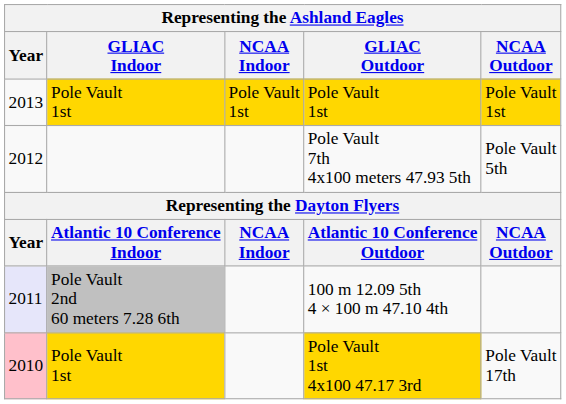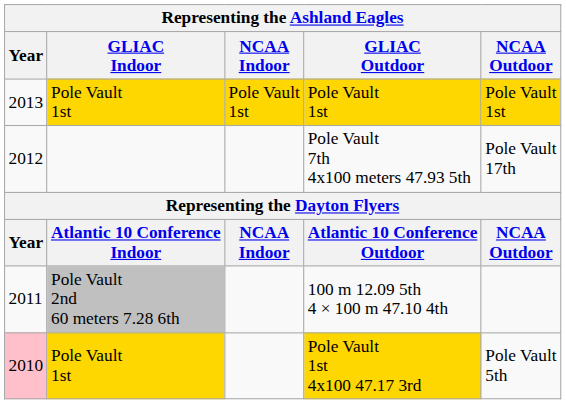(521, 158) Pole Vault 5th -> (521, 158) Pole Vault 17th
(25, 299) lavender background -> (25, 299) no background
(521, 365) Pole Vault 17th -> (521, 365) Pole Vault 5th
